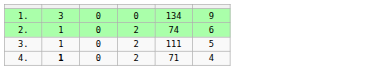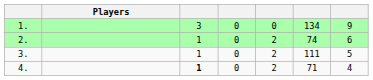+ column: (111, 11)
